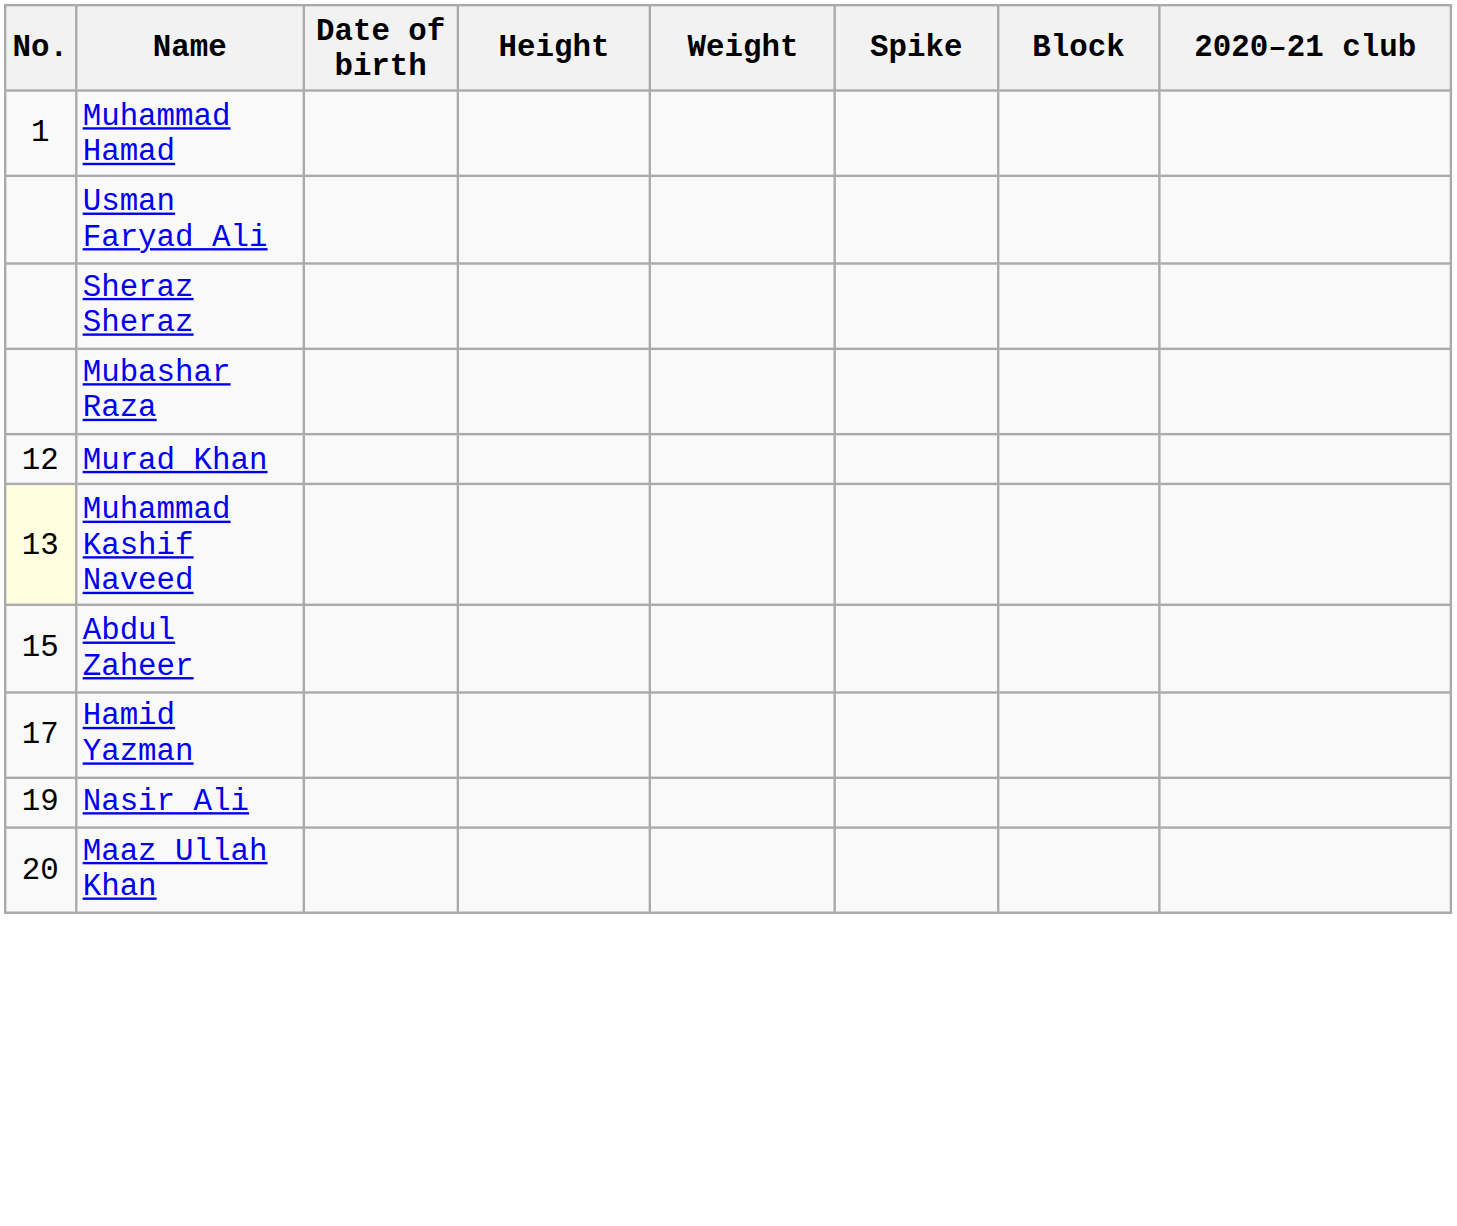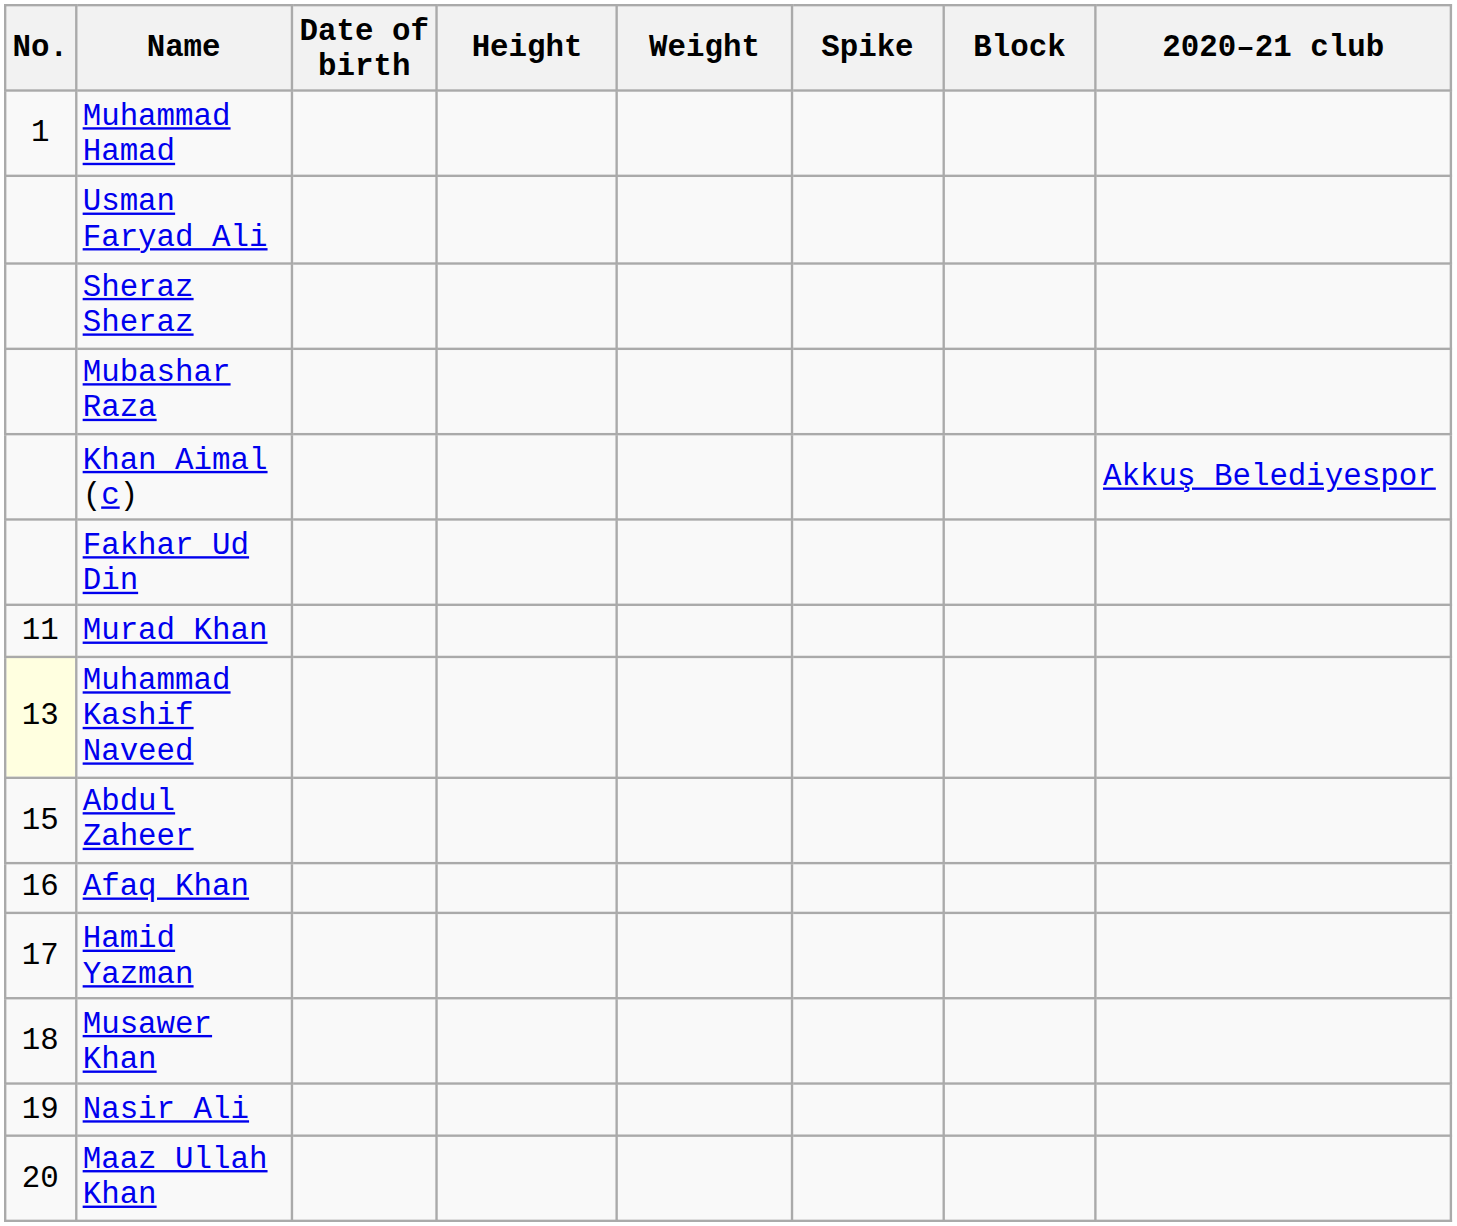+ row: (175, 477)
+ row: (166, 563)
(40, 459) 12 -> (40, 631) 11
+ row: (166, 888)
+ row: (147, 1042)
